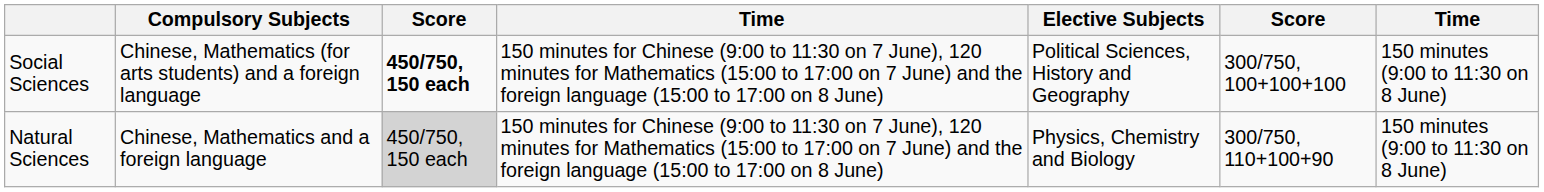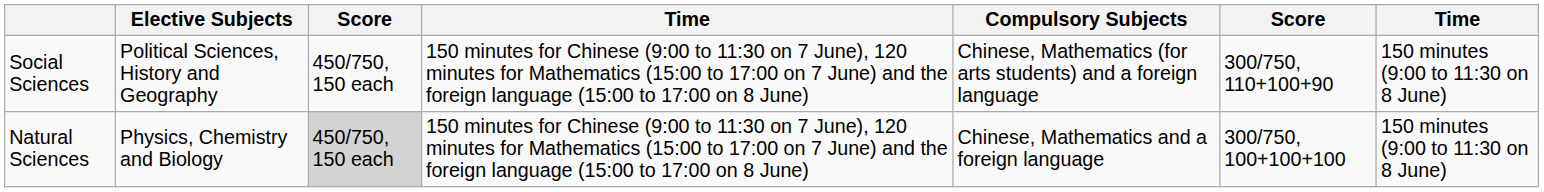columns swapped: (249, 20) <-> (1124, 20)
(428, 73) bold -> (353, 73) normal
(1285, 73) 300/750, 100+100+100 -> (1279, 73) 300/750, 110+100+90
(1279, 148) 300/750, 110+100+90 -> (1285, 148) 300/750, 100+100+100
